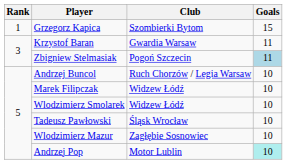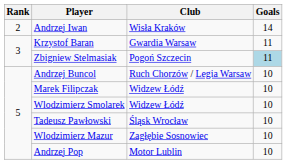- row: (67, 27)
+ row: (61, 27)
(268, 151) paleturquoise background -> (268, 151) no background
